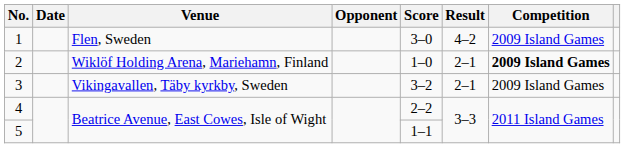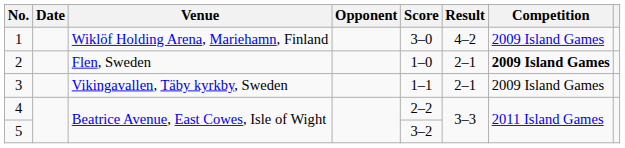(111, 39) Flen, Sweden -> (200, 39) Wiklöf Holding Arena, Mariehamn, Finland
(200, 62) Wiklöf Holding Arena, Mariehamn, Finland -> (111, 62) Flen, Sweden
(421, 85) 3–2 -> (421, 85) 1–1
(421, 131) 1–1 -> (421, 131) 3–2
